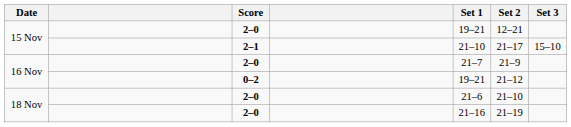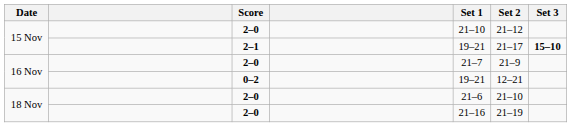(472, 29) 19–21 -> (472, 29) 21–10
(510, 29) 12–21 -> (510, 29) 21–12
(472, 46) 21–10 -> (472, 46) 19–21
(547, 46) normal -> (547, 46) bold
(510, 79) 21–12 -> (510, 79) 12–21
